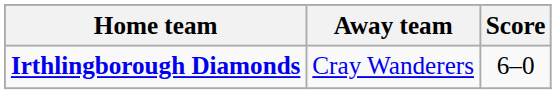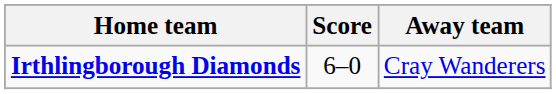columns swapped: (516, 24) <-> (393, 24)
